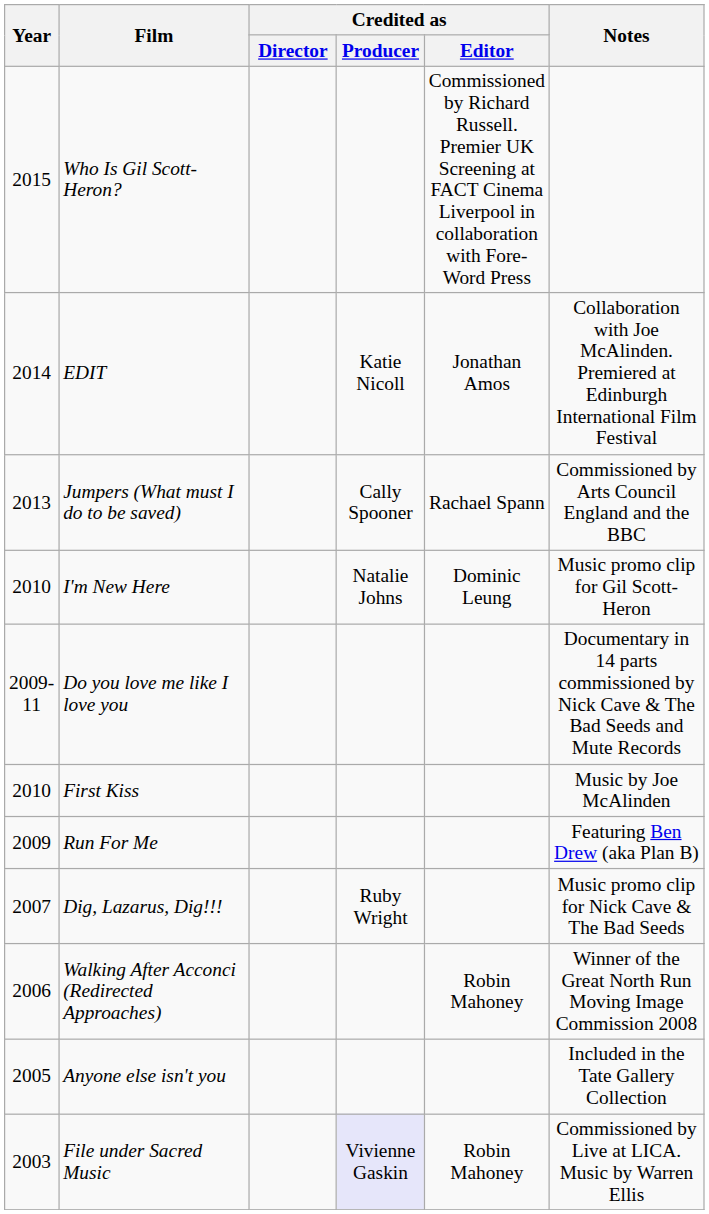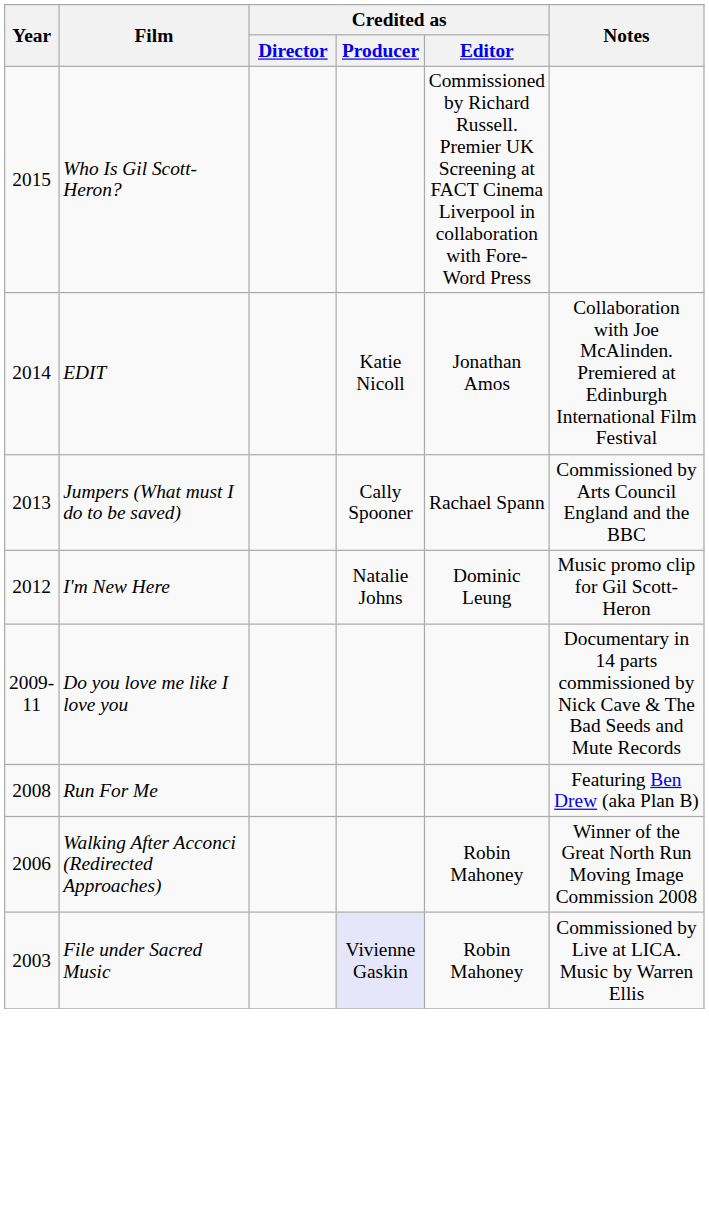(32, 587) 2010 -> (32, 587) 2012
- row: (101, 790)
(32, 842) 2009 -> (32, 790) 2008
- row: (143, 906)
- row: (145, 1076)
